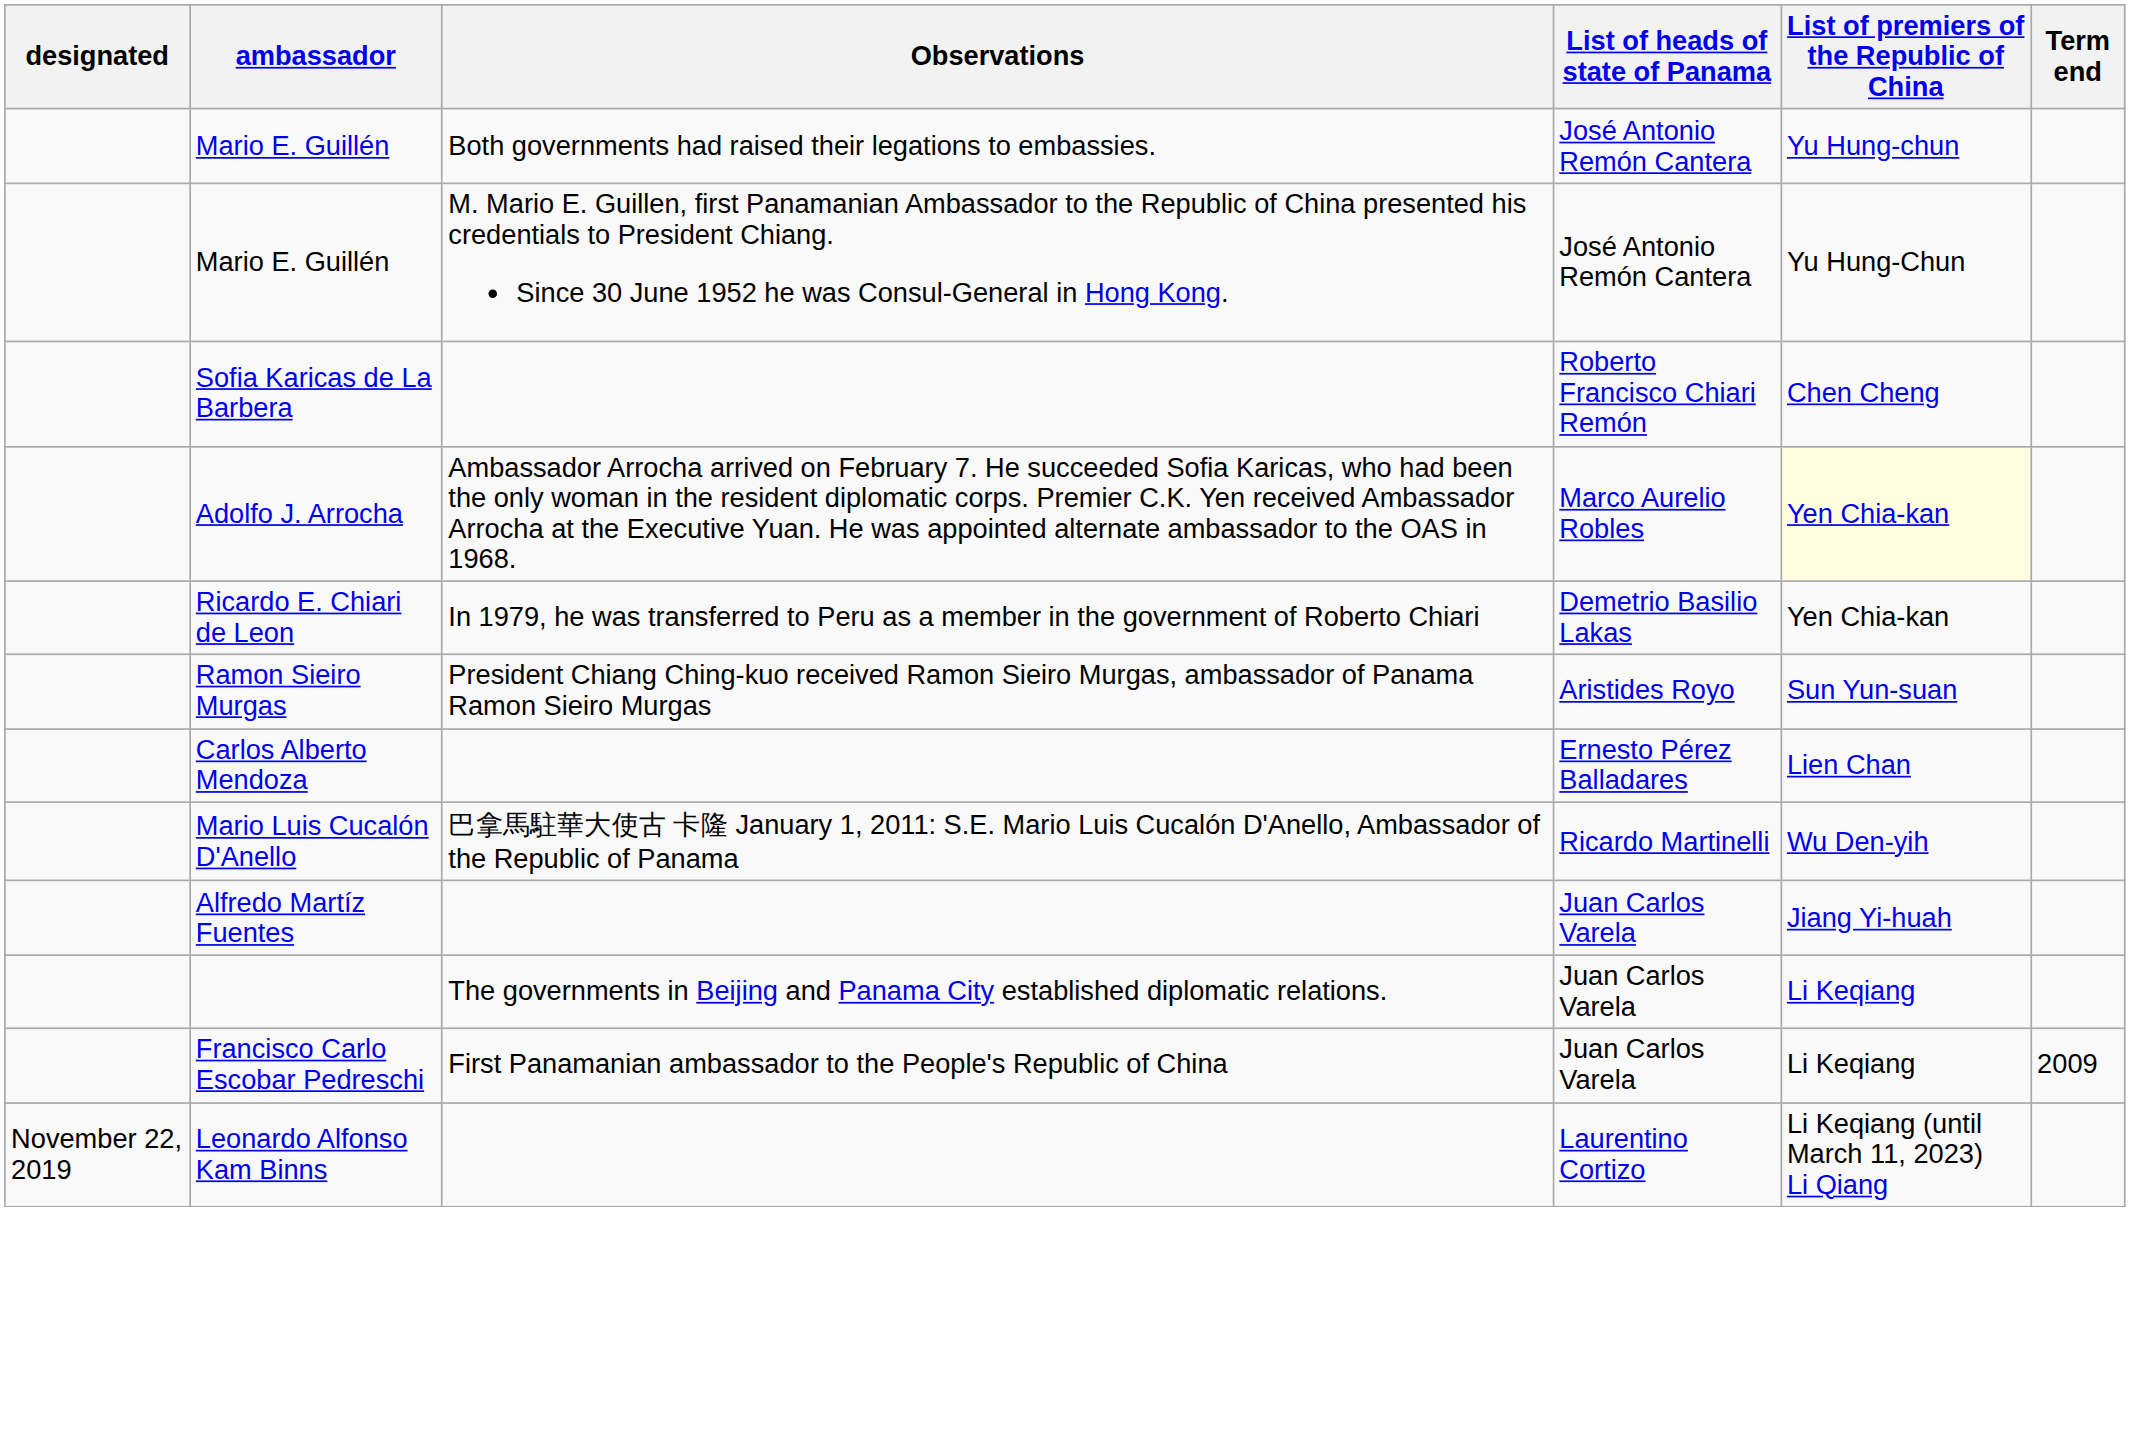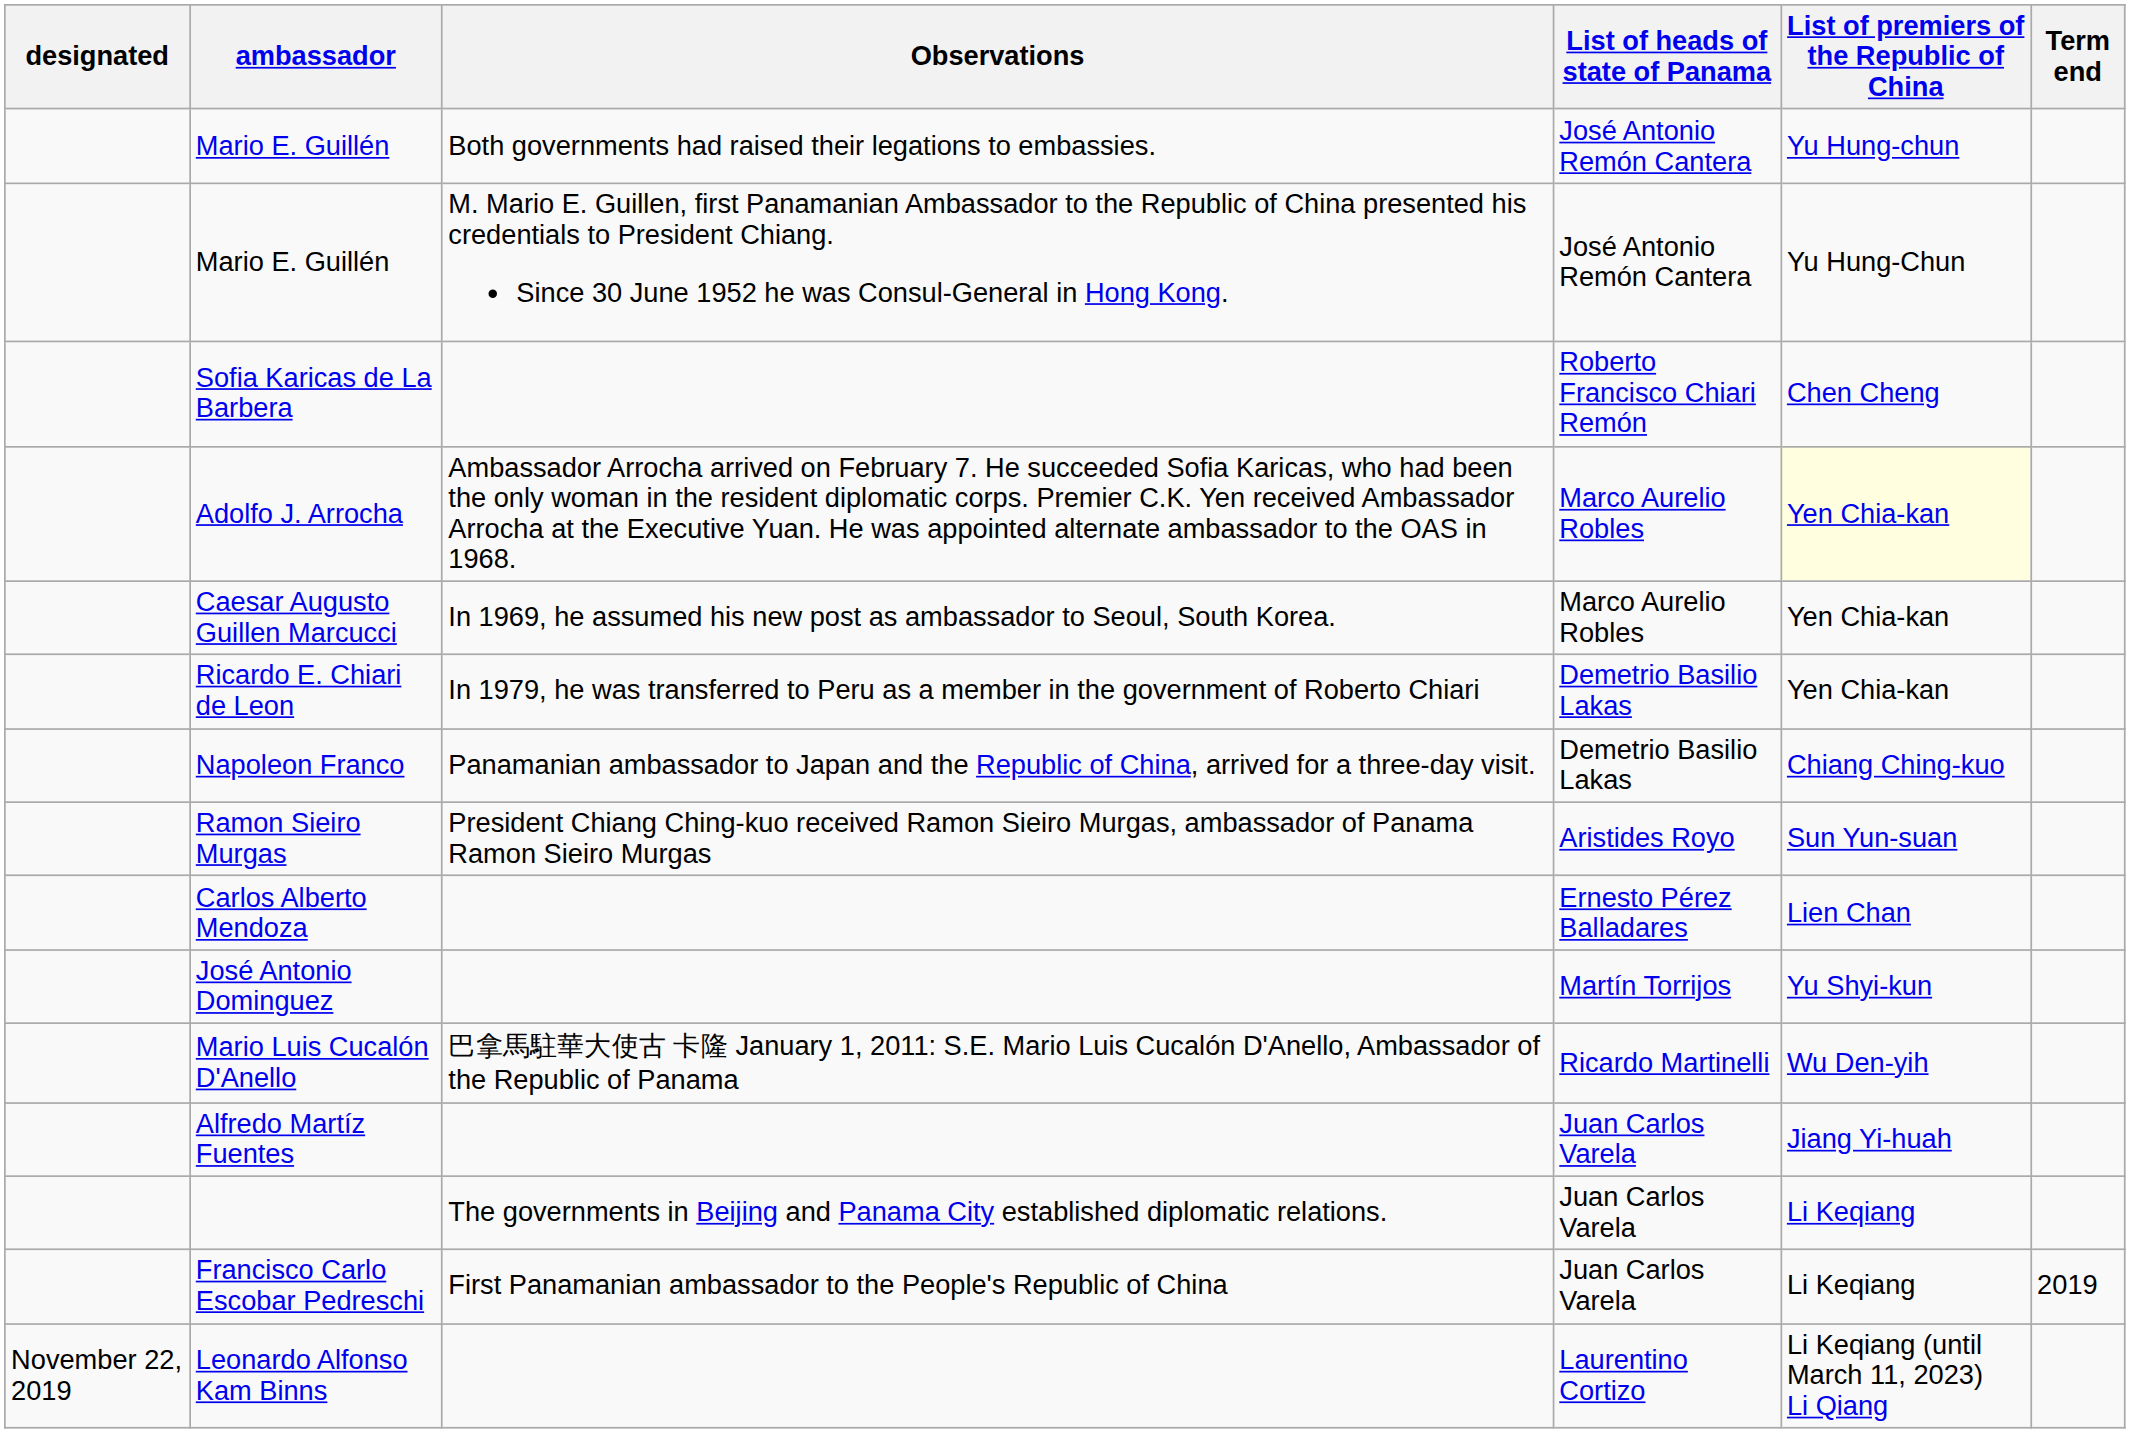+ row: (296, 617)
+ row: (300, 764)
+ row: (274, 986)
(2067, 1064) 2009 -> (2067, 1286) 2019
